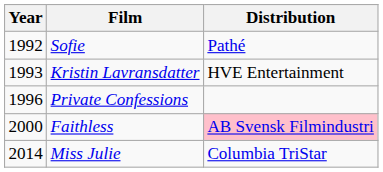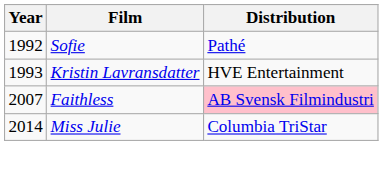- row: (119, 99)
(26, 126) 2000 -> (26, 99) 2007
